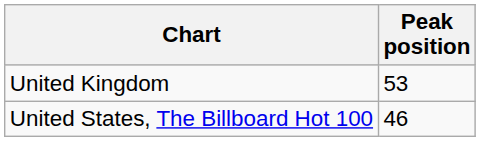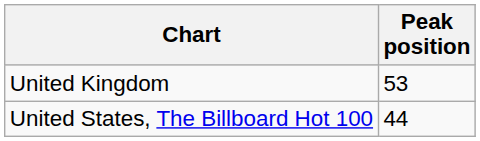(396, 118) 46 -> (396, 118) 44
